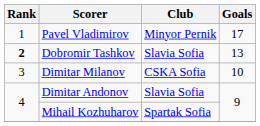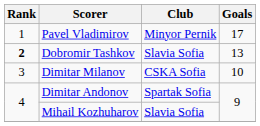(174, 92) Slavia Sofia -> (178, 92) Spartak Sofia
(178, 111) Spartak Sofia -> (174, 111) Slavia Sofia
